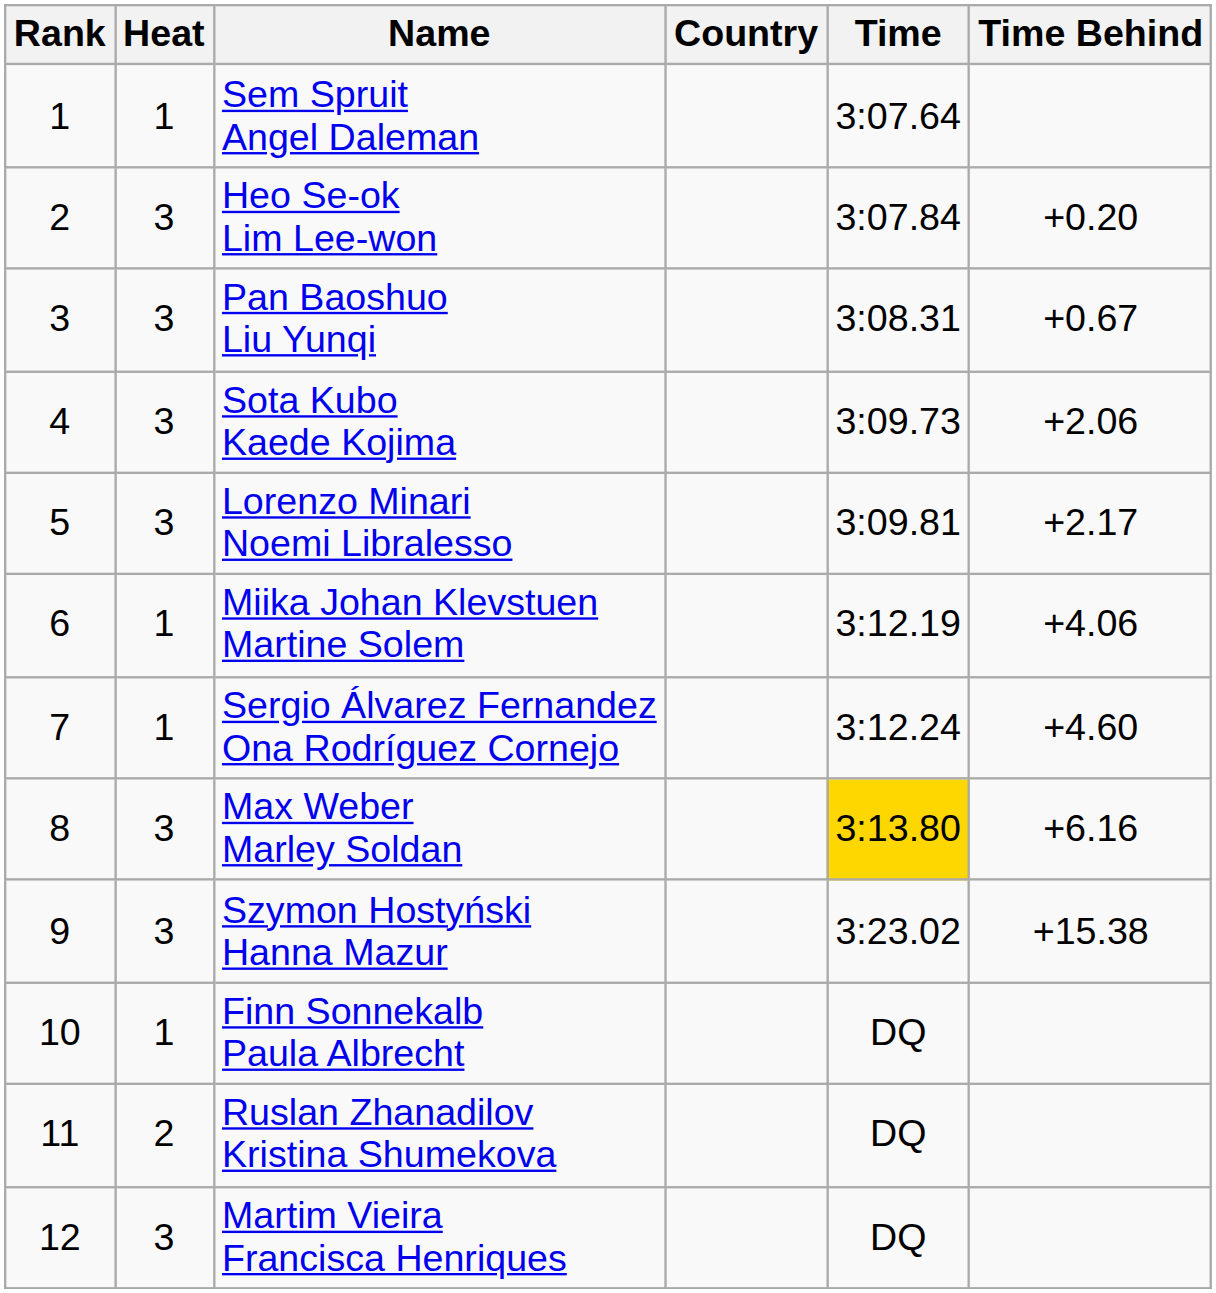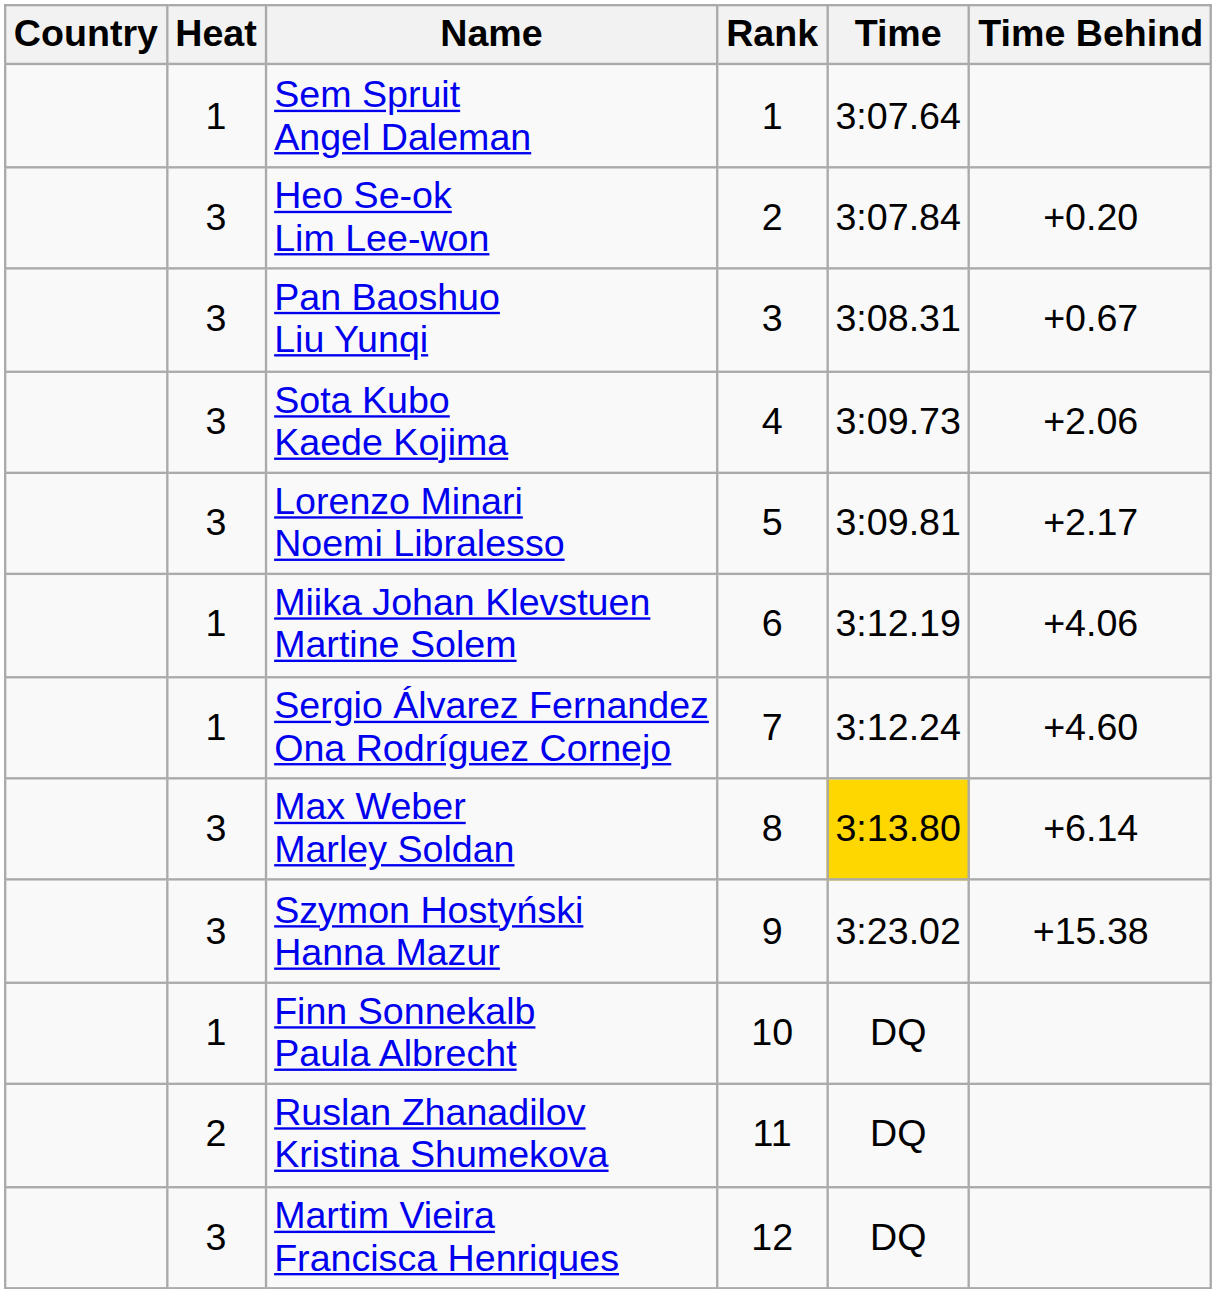columns swapped: (60, 34) <-> (746, 34)
(1091, 828) +6.16 -> (1091, 828) +6.14
